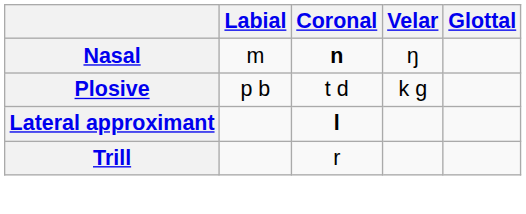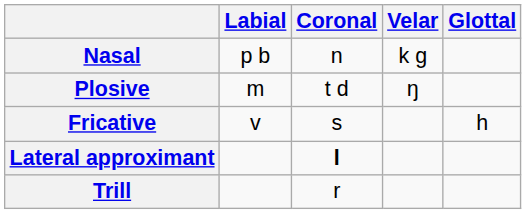(255, 55) m -> (255, 55) p b
(337, 55) bold -> (337, 55) normal
(413, 55) ŋ -> (413, 55) k g
(255, 89) p b -> (255, 89) m
(413, 89) k g -> (413, 89) ŋ
+ row: (112, 123)
